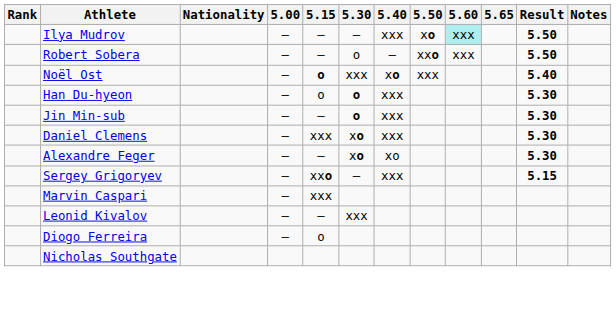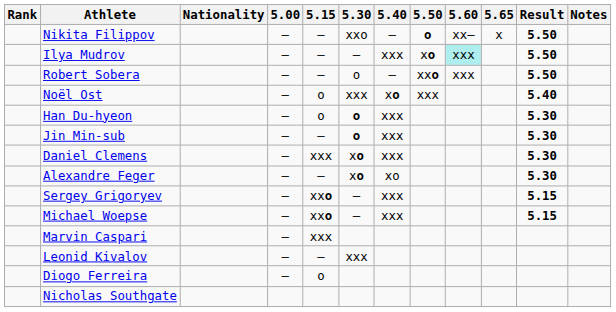+ row: (99, 35)
(321, 75) bold -> (321, 95) normal
+ row: (95, 216)
